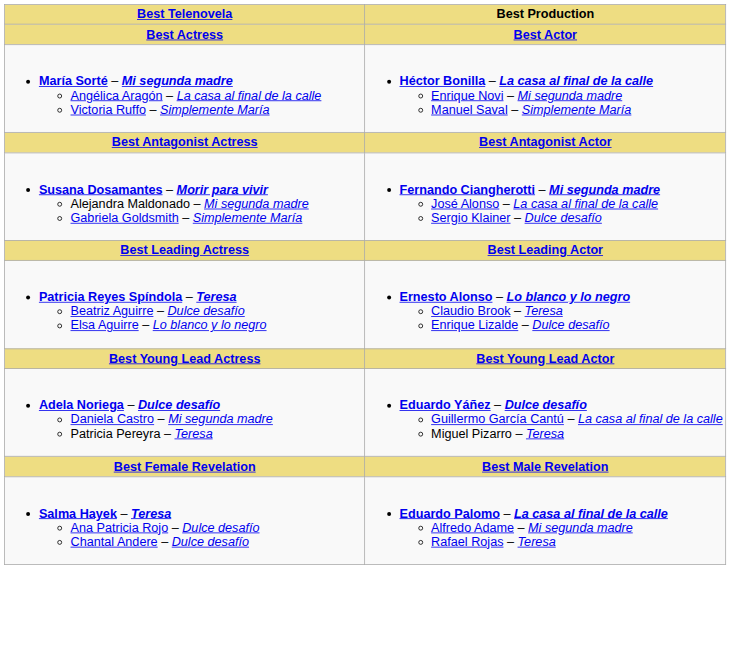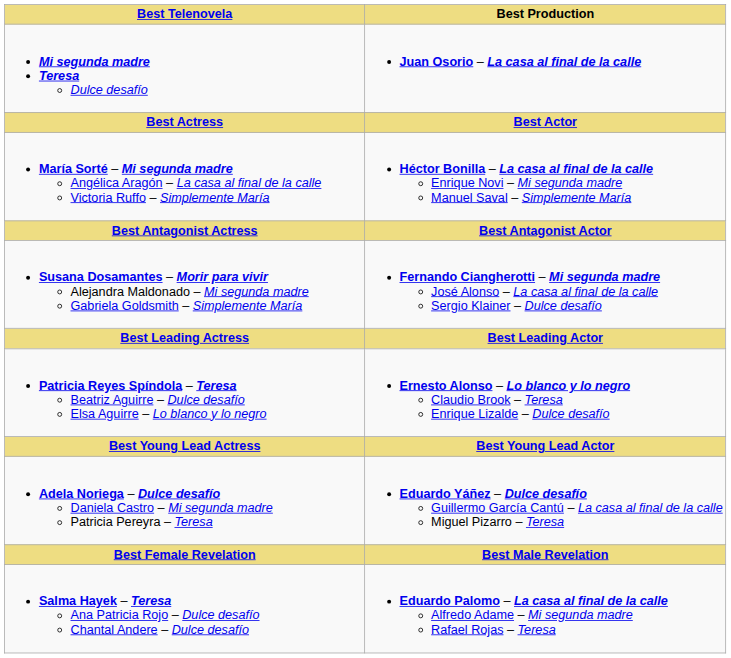+ row: (185, 76)
